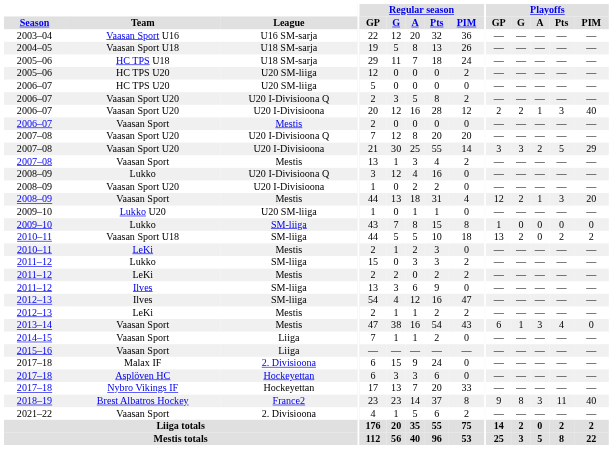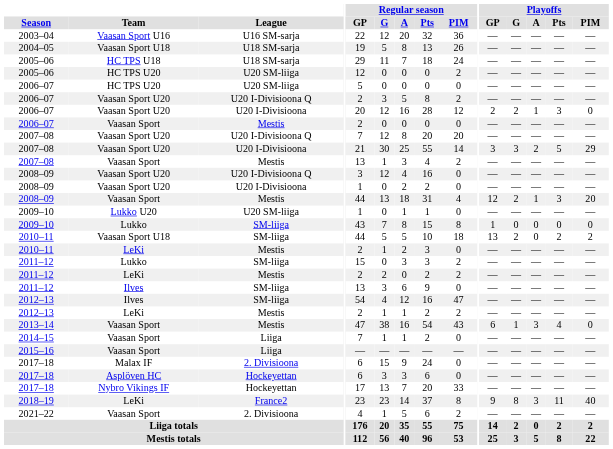(591, 111) 40 -> (590, 111) 0
(143, 174) Lukko -> (134, 174) Vaasan Sport U20
(143, 401) Brest Albatros Hockey -> (134, 401) LeKi
